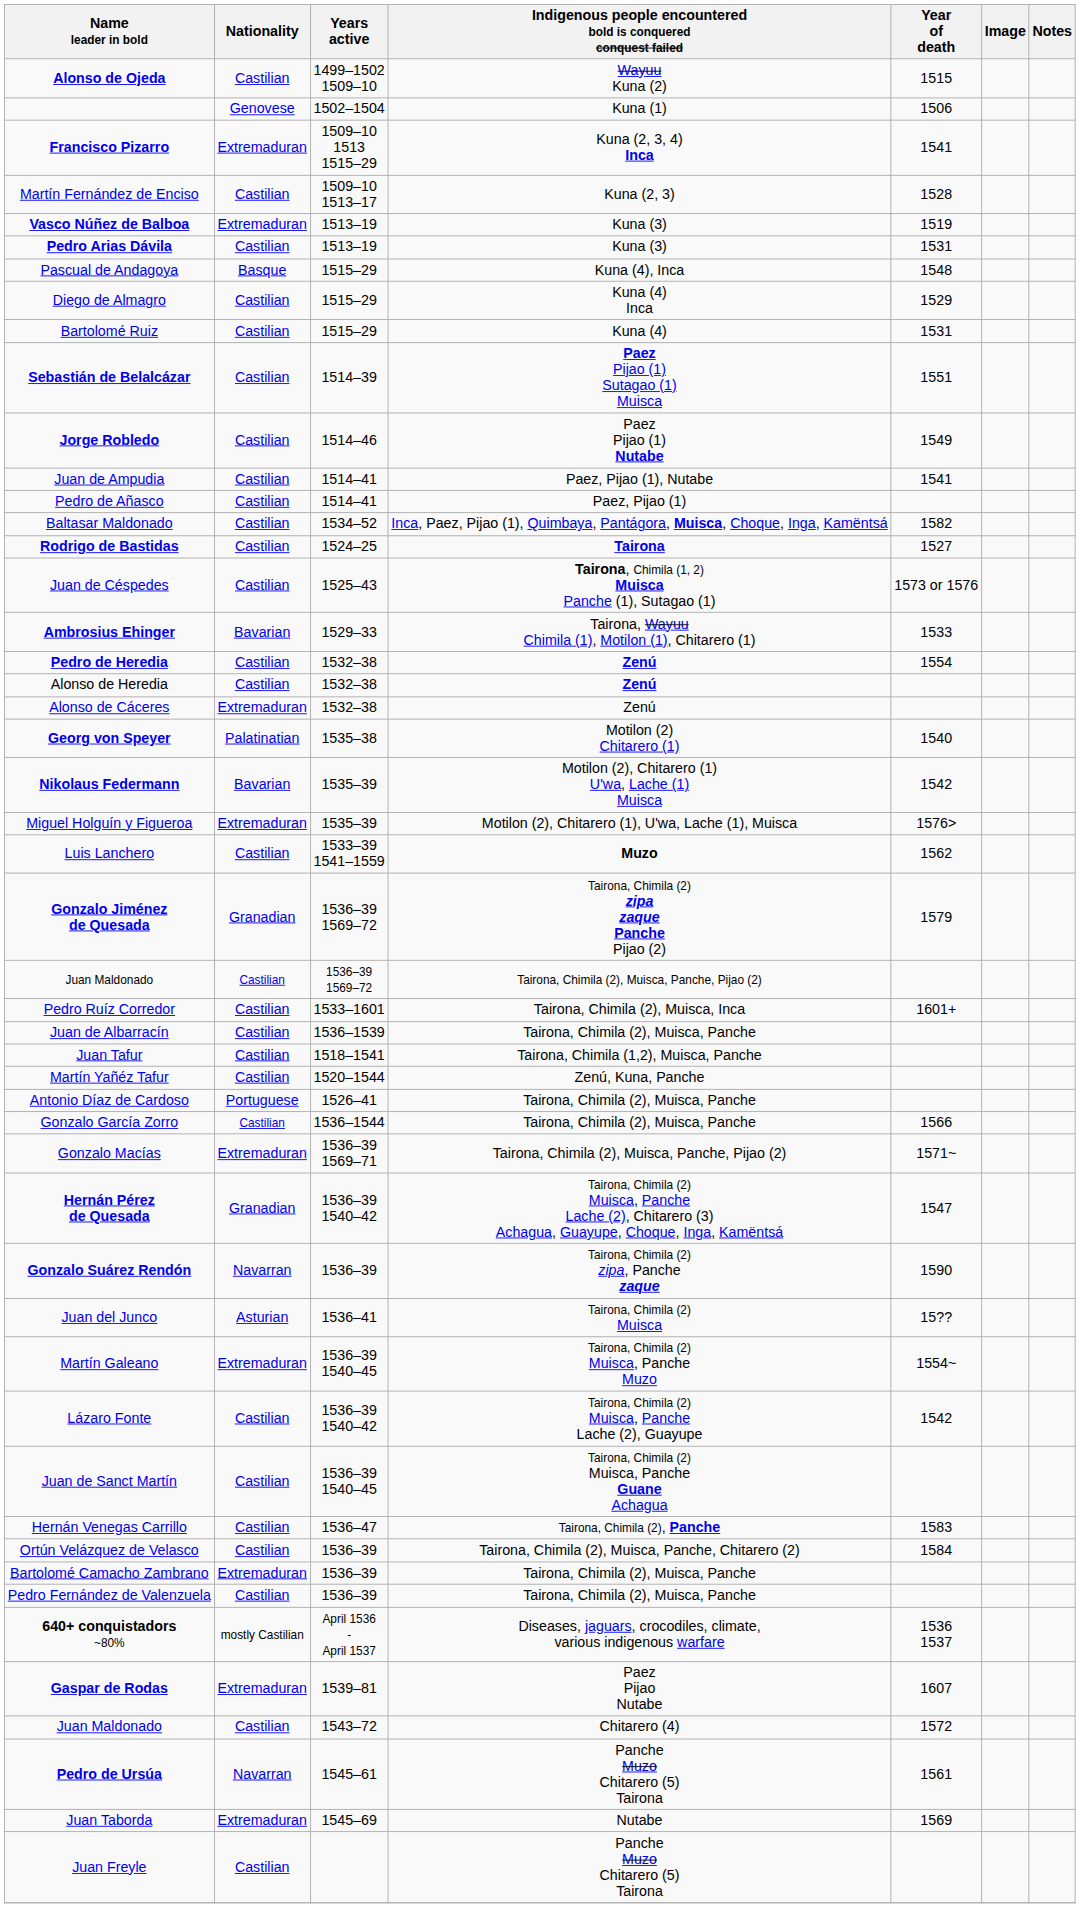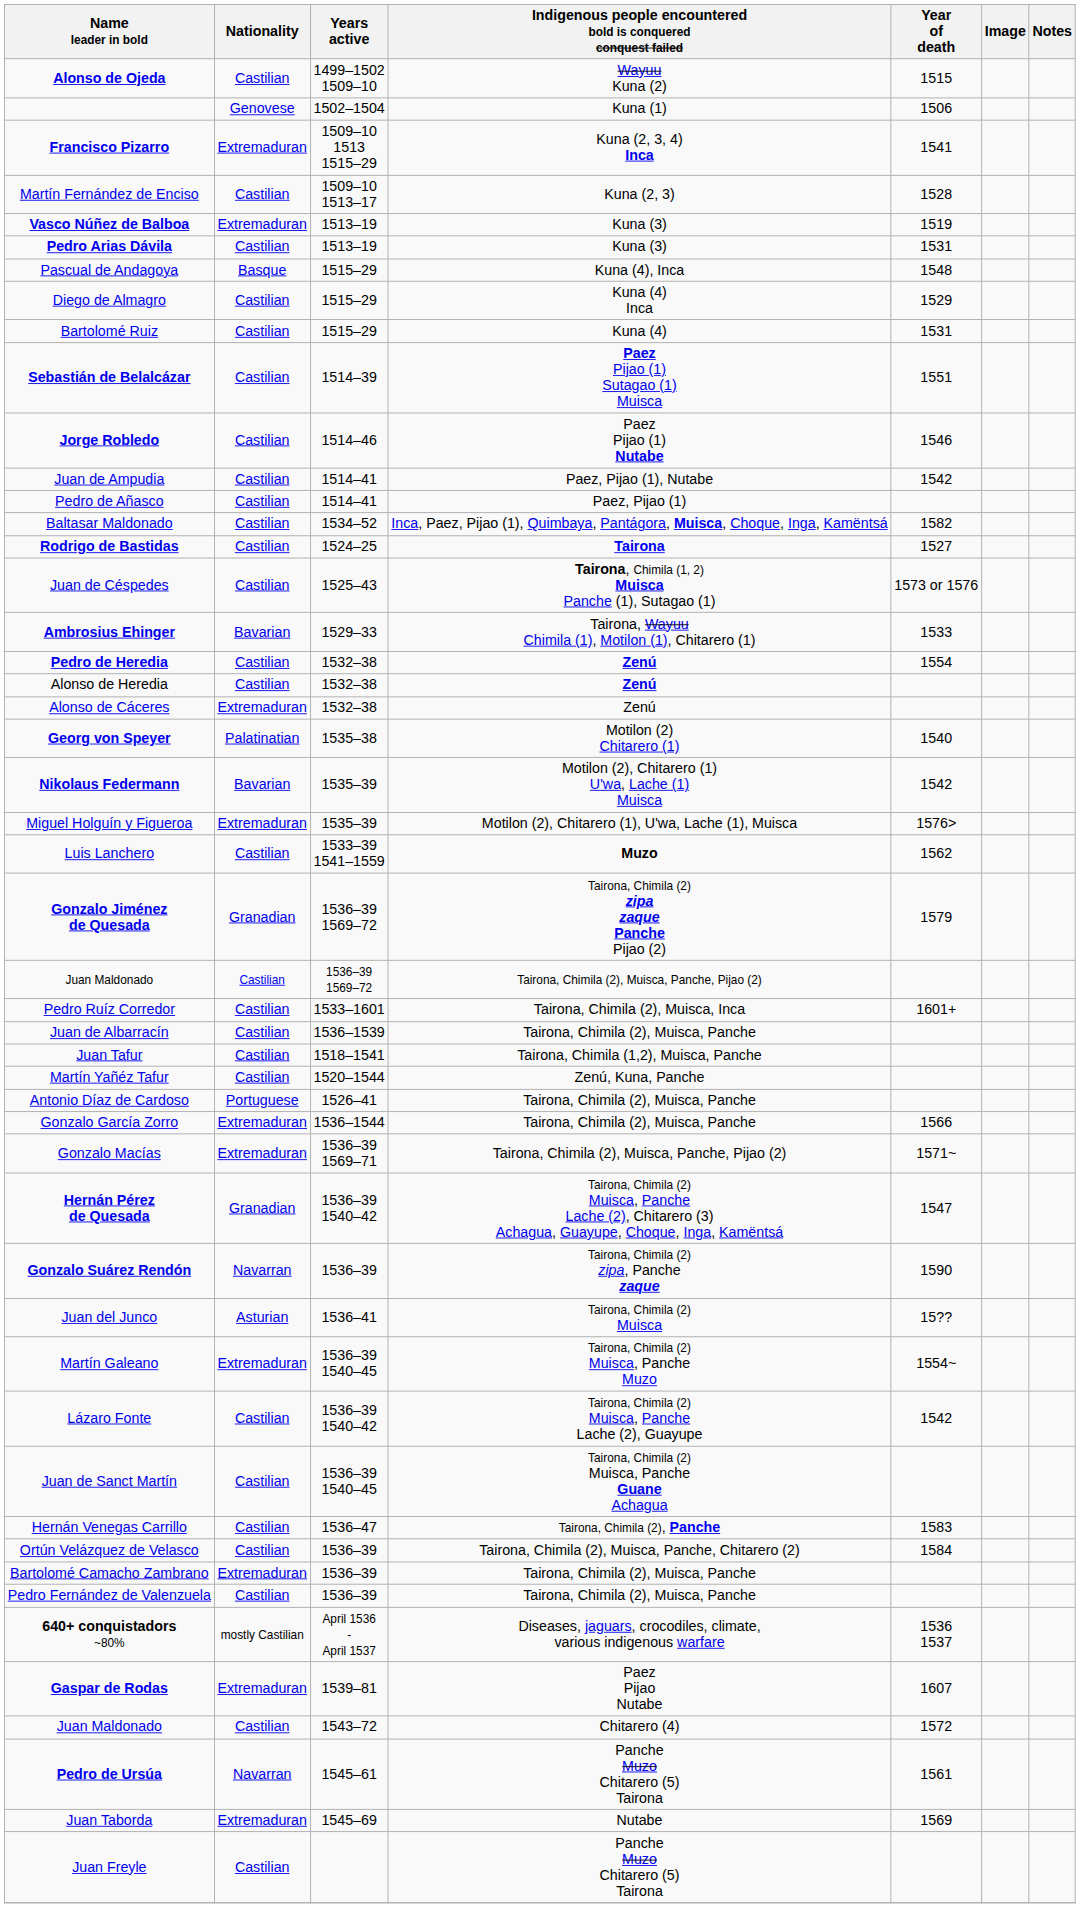(936, 440) 1549 -> (936, 440) 1546
(936, 479) 1541 -> (936, 479) 1542
(262, 1123) Castilian -> (262, 1122) Extremaduran
